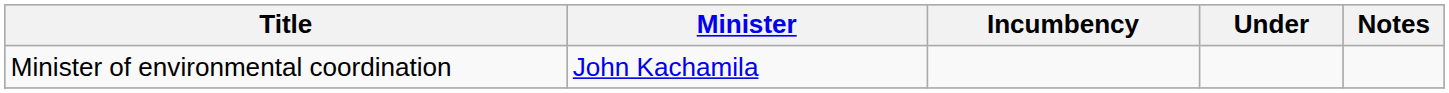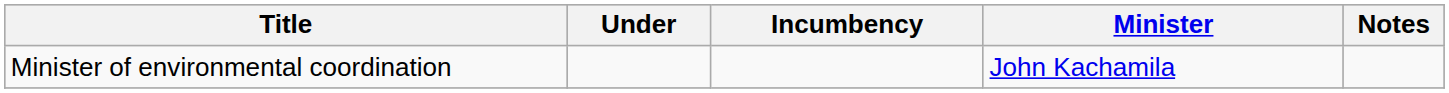columns swapped: (747, 25) <-> (1271, 25)
